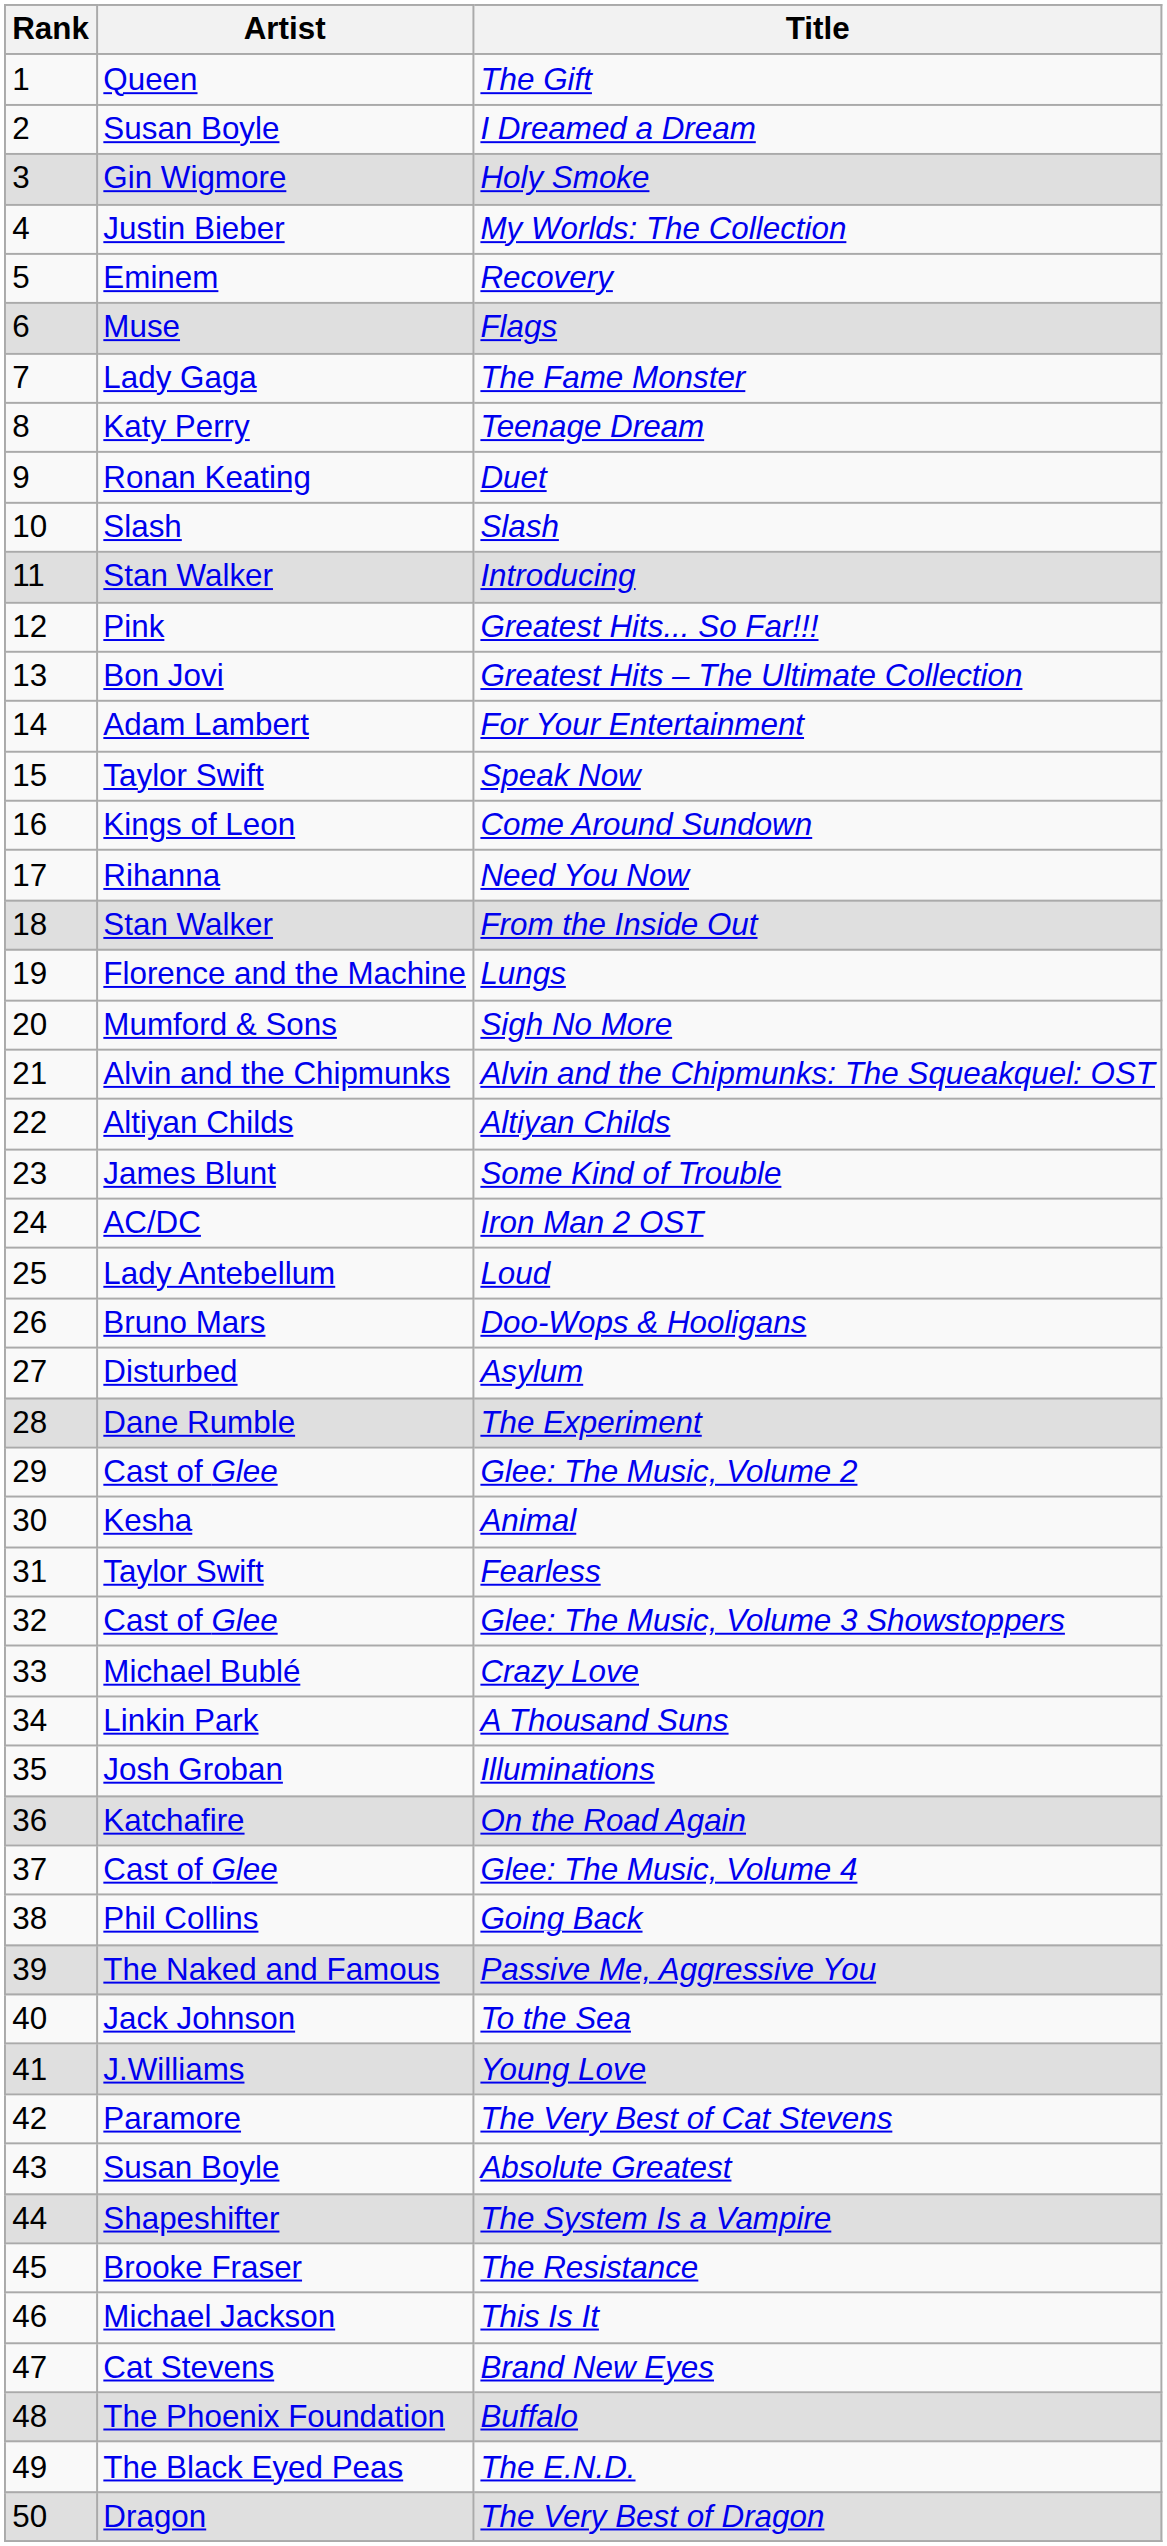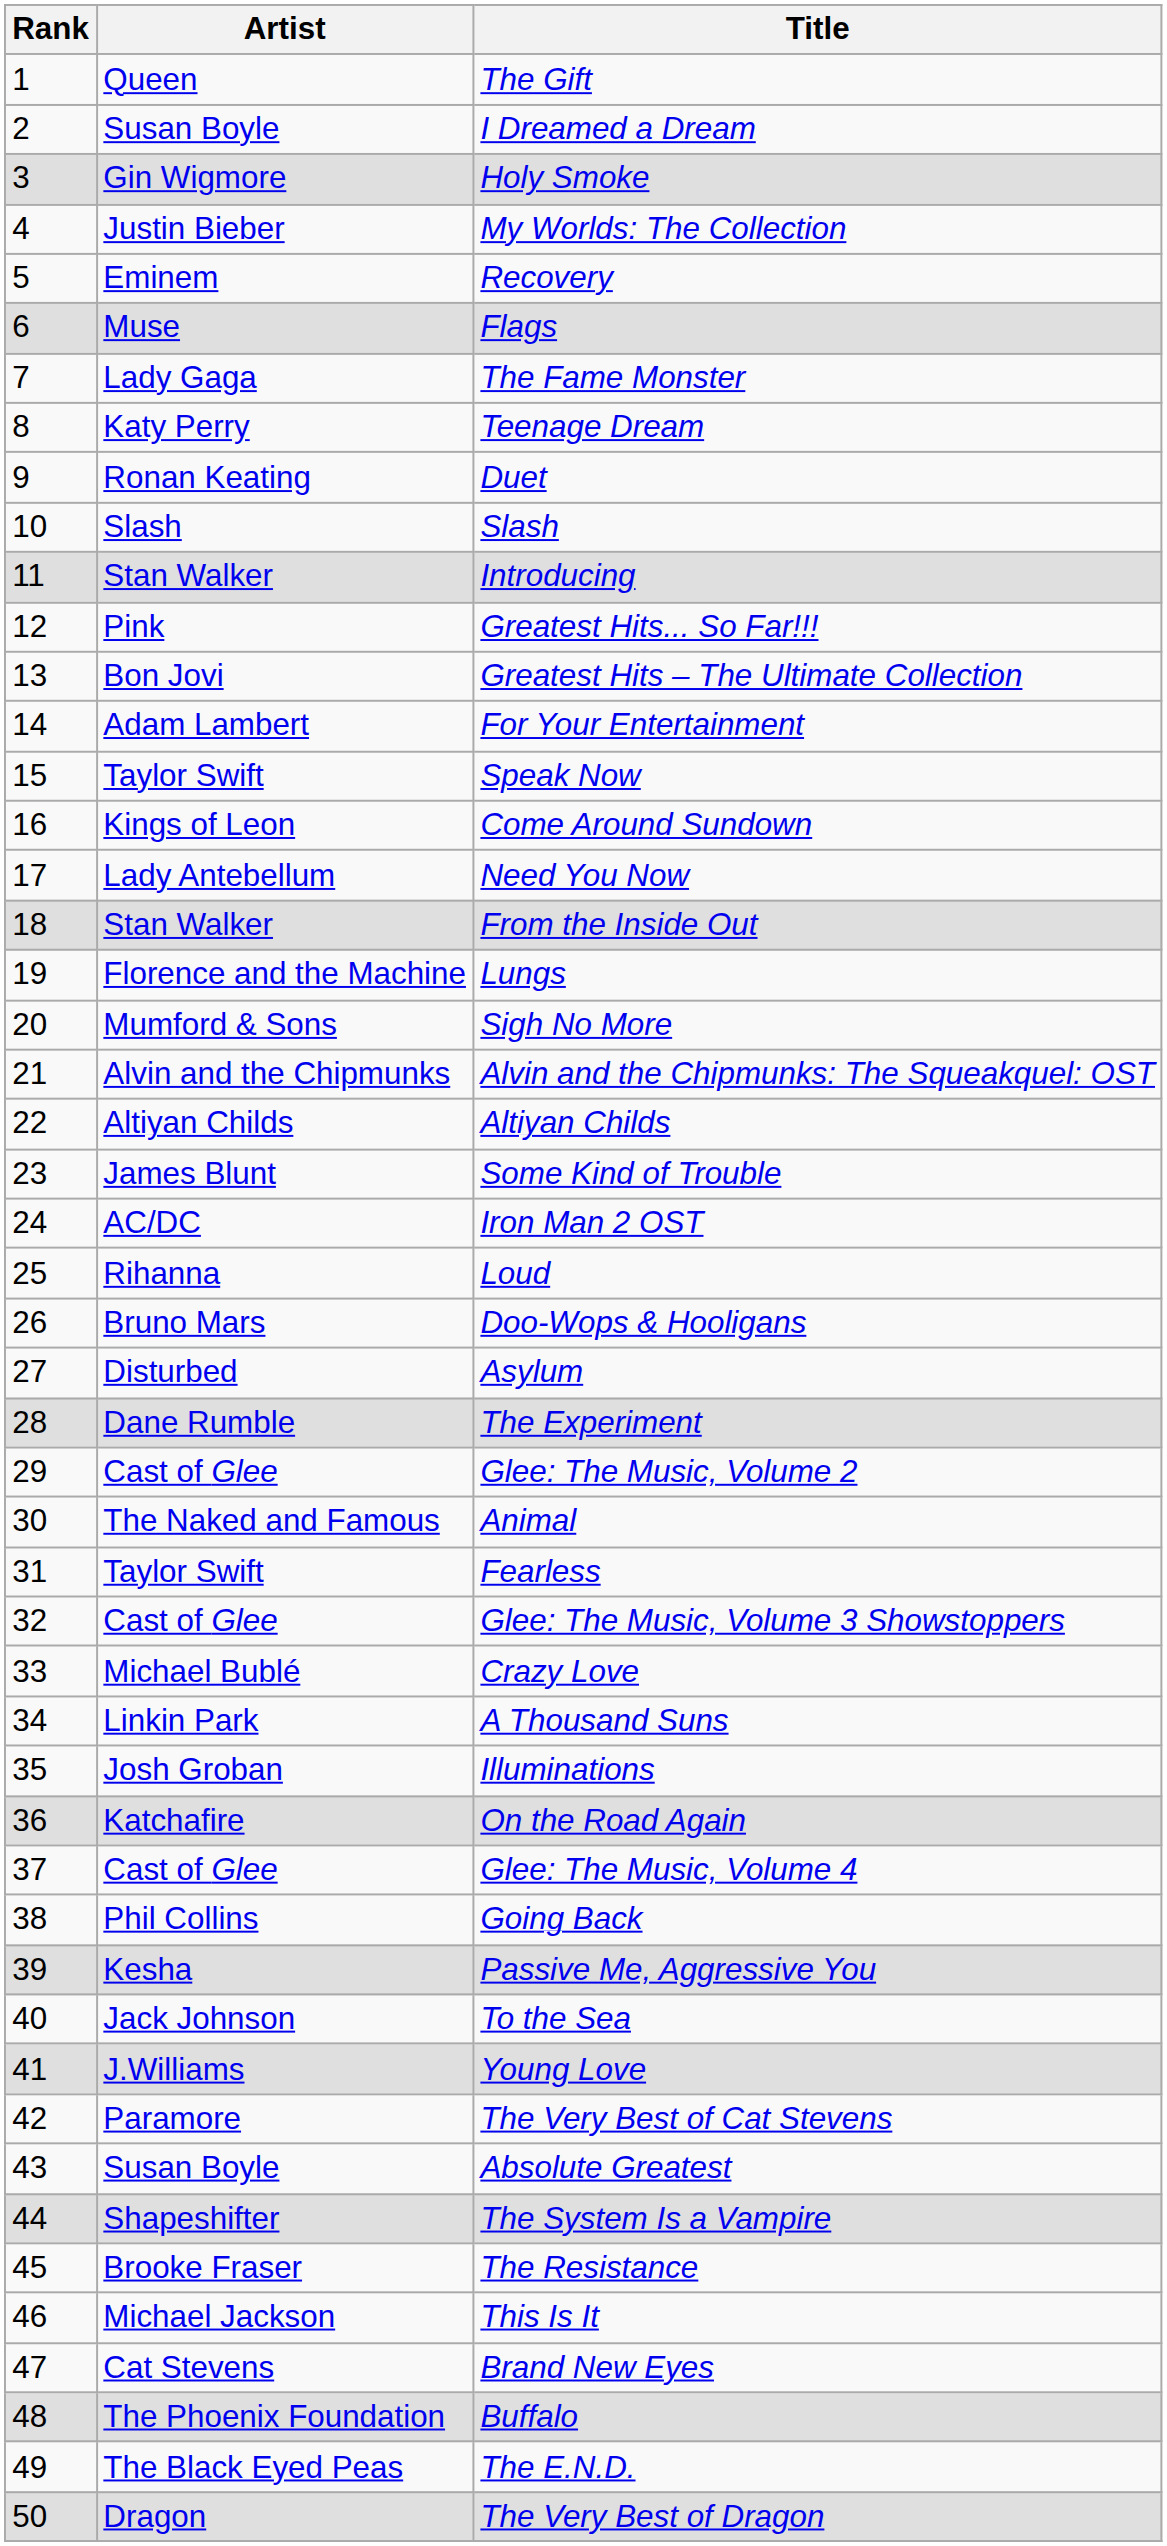(162, 874) Rihanna -> (219, 874) Lady Antebellum
(219, 1272) Lady Antebellum -> (162, 1272) Rihanna
(148, 1521) Kesha -> (272, 1521) The Naked and Famous
(272, 1969) The Naked and Famous -> (148, 1969) Kesha
